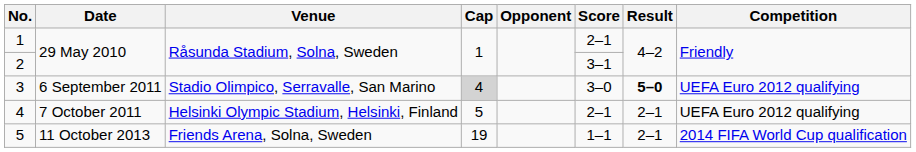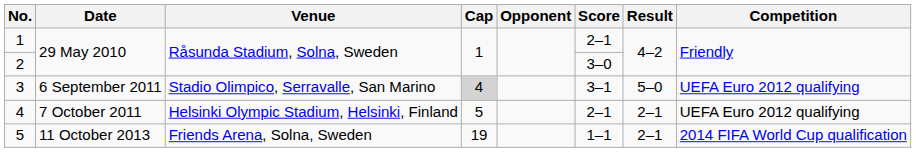(599, 64) 3–1 -> (599, 64) 3–0
(599, 87) 3–0 -> (599, 87) 3–1
(650, 87) bold -> (650, 87) normal
